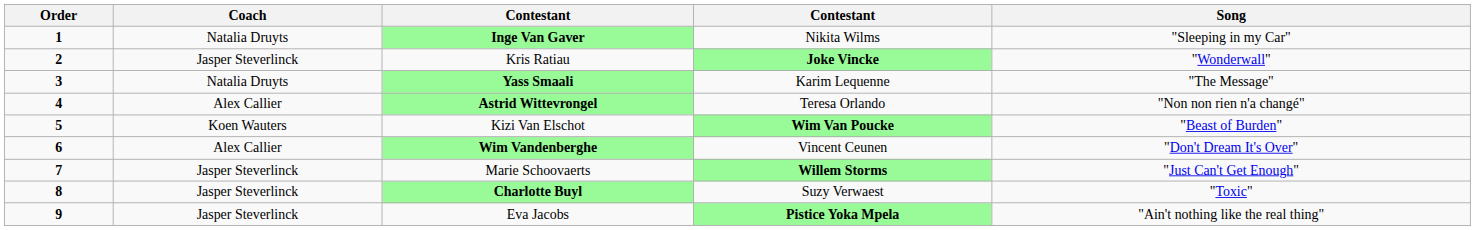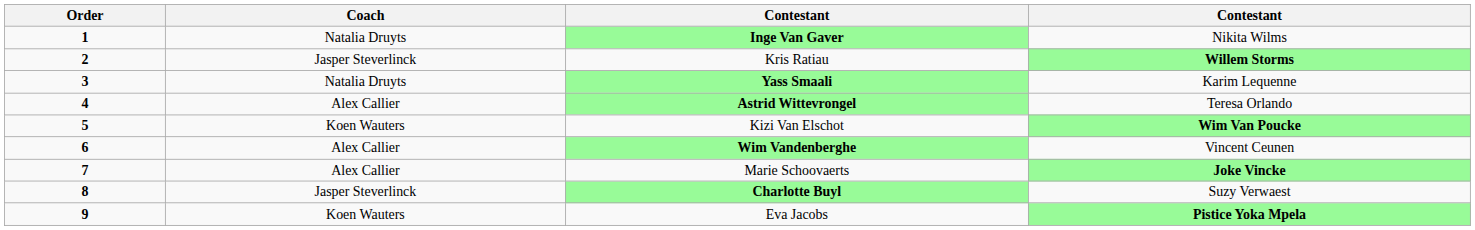- column: (1231, 15)
(843, 59) Joke Vincke -> (1250, 59) Willem Storms
(247, 170) Jasper Steverlinck -> (365, 170) Alex Callier
(843, 170) Willem Storms -> (1250, 170) Joke Vincke
(247, 214) Jasper Steverlinck -> (365, 214) Koen Wauters
